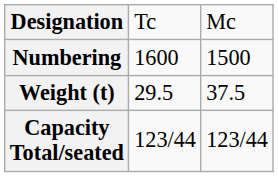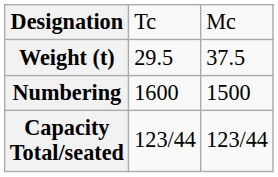rows swapped: (67, 57) <-> (67, 92)
